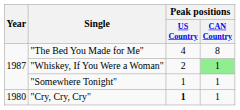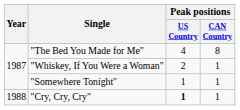(217, 66) lightgreen background -> (217, 66) no background
(16, 97) 1980 -> (16, 97) 1988
